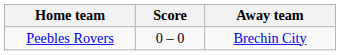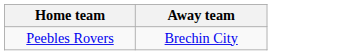- column: (170, 15)
